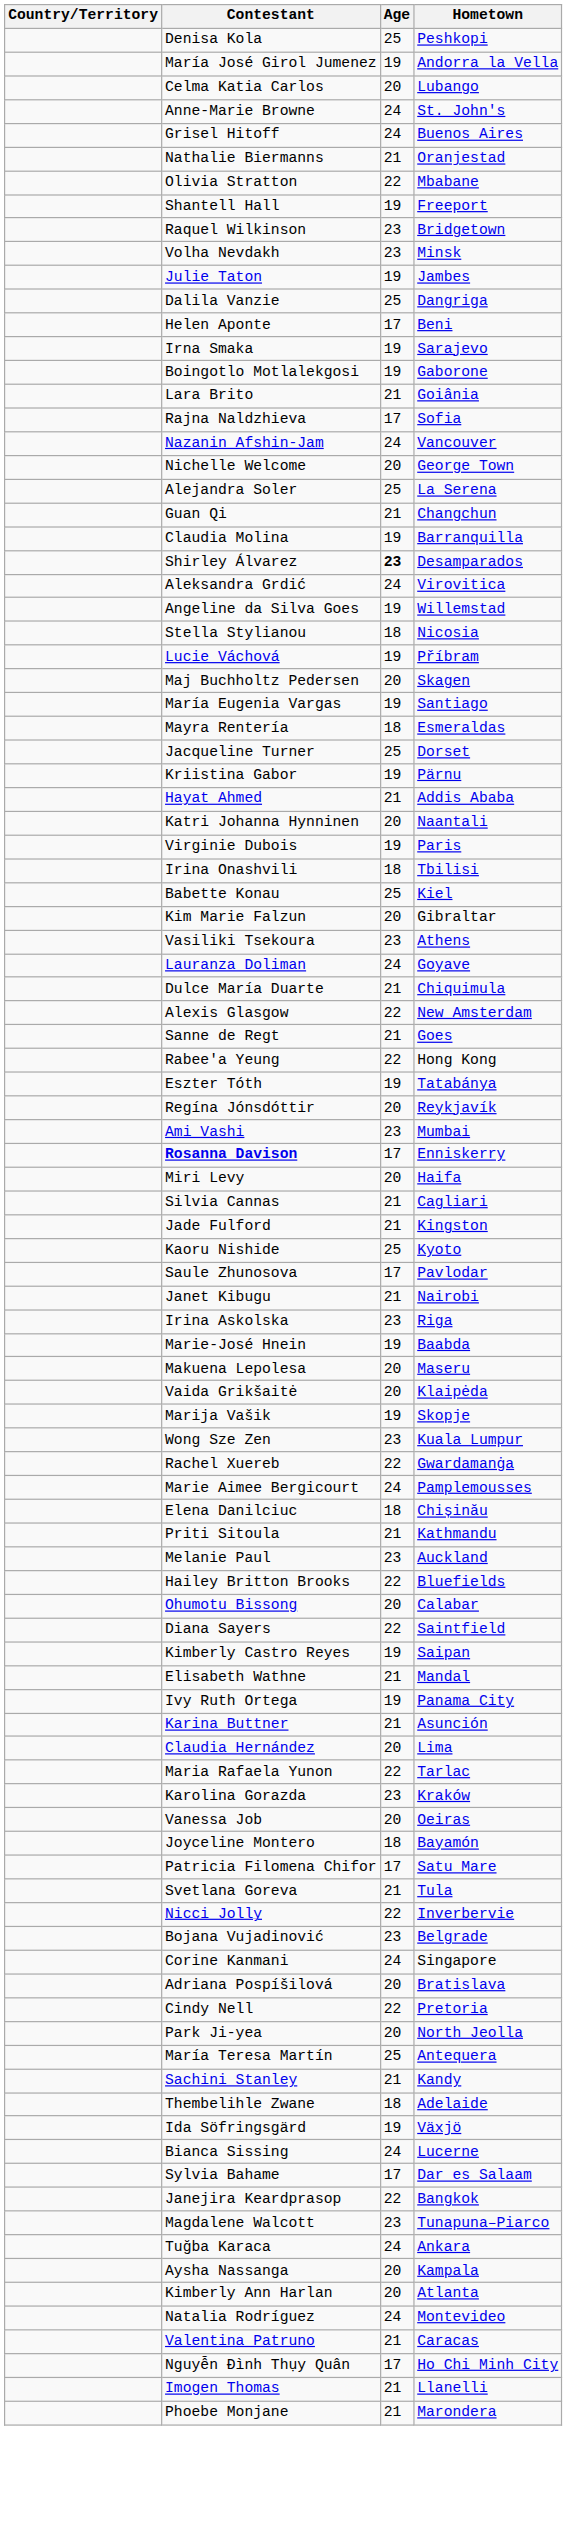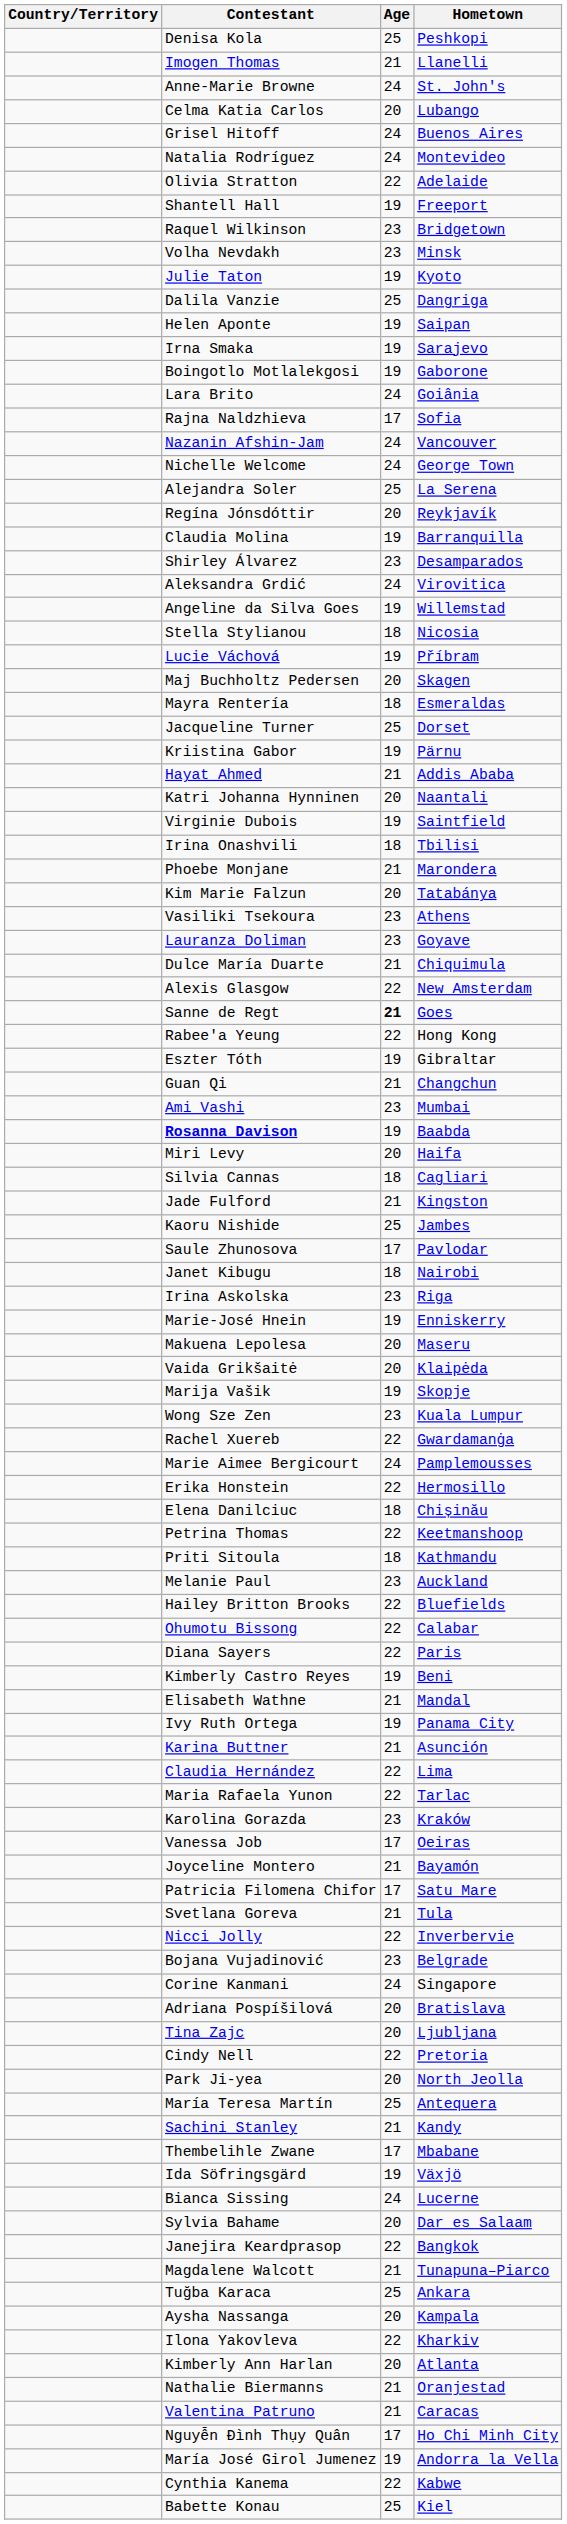rows swapped: (271, 64) <-> (222, 2389)
rows swapped: (244, 88) <-> (240, 112)
rows swapped: (244, 159) <-> (240, 2318)
(448, 183) Mbabane -> (452, 183) Adelaide
(444, 278) Jambes -> (439, 278) Kyoto
(393, 325) 17 -> (393, 325) 19
(435, 325) Beni -> (444, 325) Saipan
(393, 396) 21 -> (393, 396) 24
(393, 468) 20 -> (393, 468) 24
rows swapped: (196, 515) <-> (240, 1108)
(393, 562) bold -> (393, 562) normal
- row: (253, 705)
(439, 847) Paris -> (461, 823) Saintfield
rows swapped: (222, 895) <-> (227, 2413)
(457, 918) Gibraltar -> (457, 895) Tatabánya
(393, 966) 24 -> (393, 942) 23
(393, 1037) normal -> (393, 1013) bold
(457, 1084) Tatabánya -> (457, 1061) Gibraltar
(393, 1156) 17 -> (393, 1132) 19
(461, 1156) Enniskerry -> (444, 1132) Baabda
(393, 1203) 21 -> (393, 1179) 18
(439, 1251) Kyoto -> (444, 1227) Jambes
(393, 1298) 21 -> (393, 1274) 18
(444, 1345) Baabda -> (461, 1322) Enniskerry
+ row: (227, 1488)
+ row: (227, 1535)
(393, 1535) 21 -> (393, 1559) 18
(393, 1606) 20 -> (393, 1630) 22
(461, 1630) Saintfield -> (439, 1654) Paris
(444, 1654) Saipan -> (435, 1678) Beni
(393, 1749) 20 -> (393, 1772) 22
(393, 1820) 20 -> (393, 1844) 17
(393, 1844) 18 -> (393, 1867) 21
+ row: (205, 2033)
(393, 2105) 18 -> (393, 2152) 17
(452, 2105) Adelaide -> (448, 2152) Mbabane
(393, 2176) 17 -> (393, 2223) 20
(393, 2223) 23 -> (393, 2271) 21
(393, 2247) 24 -> (393, 2294) 25
+ row: (231, 2342)
+ row: (227, 2484)
